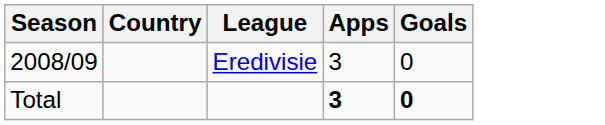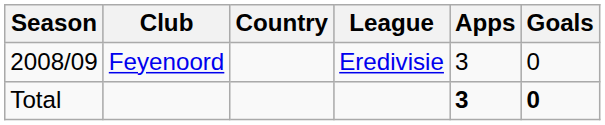+ column: (167, 23)
